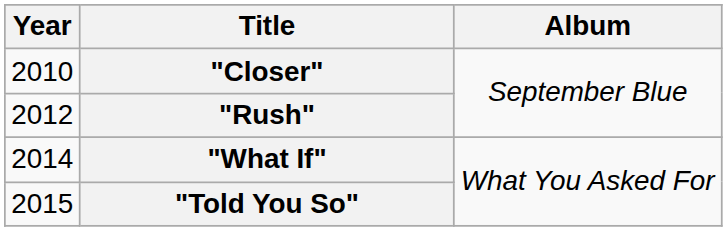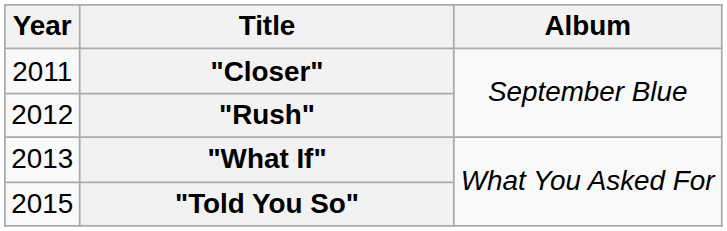(42, 70) 2010 -> (42, 70) 2011
(42, 159) 2014 -> (42, 159) 2013
